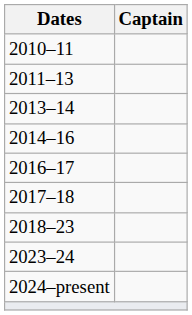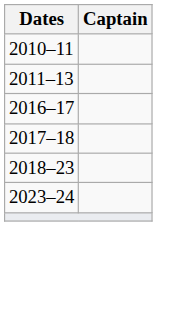- row: (42, 108)
- row: (42, 138)
- row: (59, 286)
